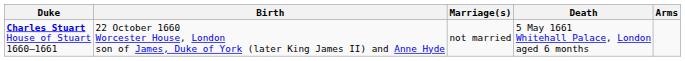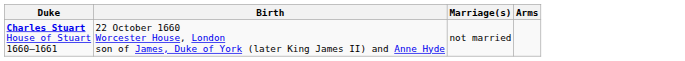- column: (584, 12)
